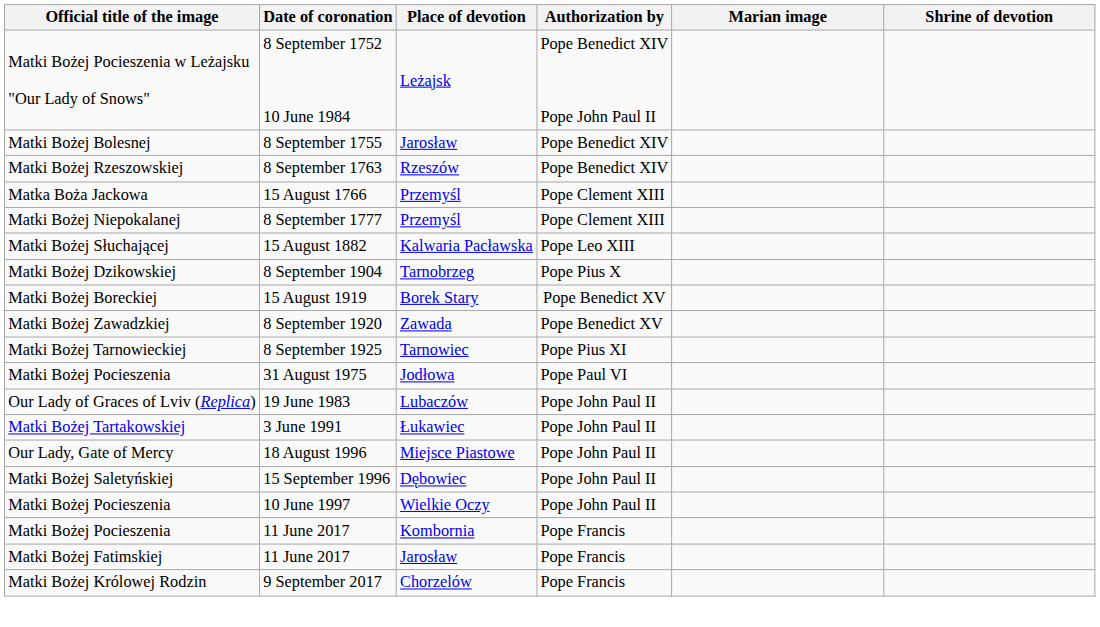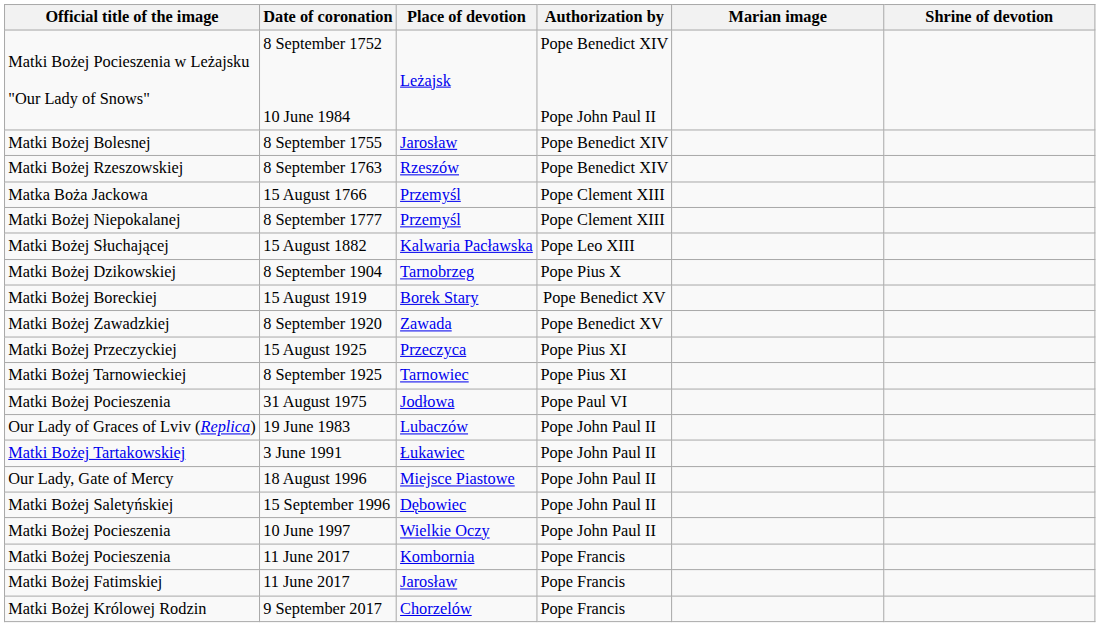+ row: (93, 349)
